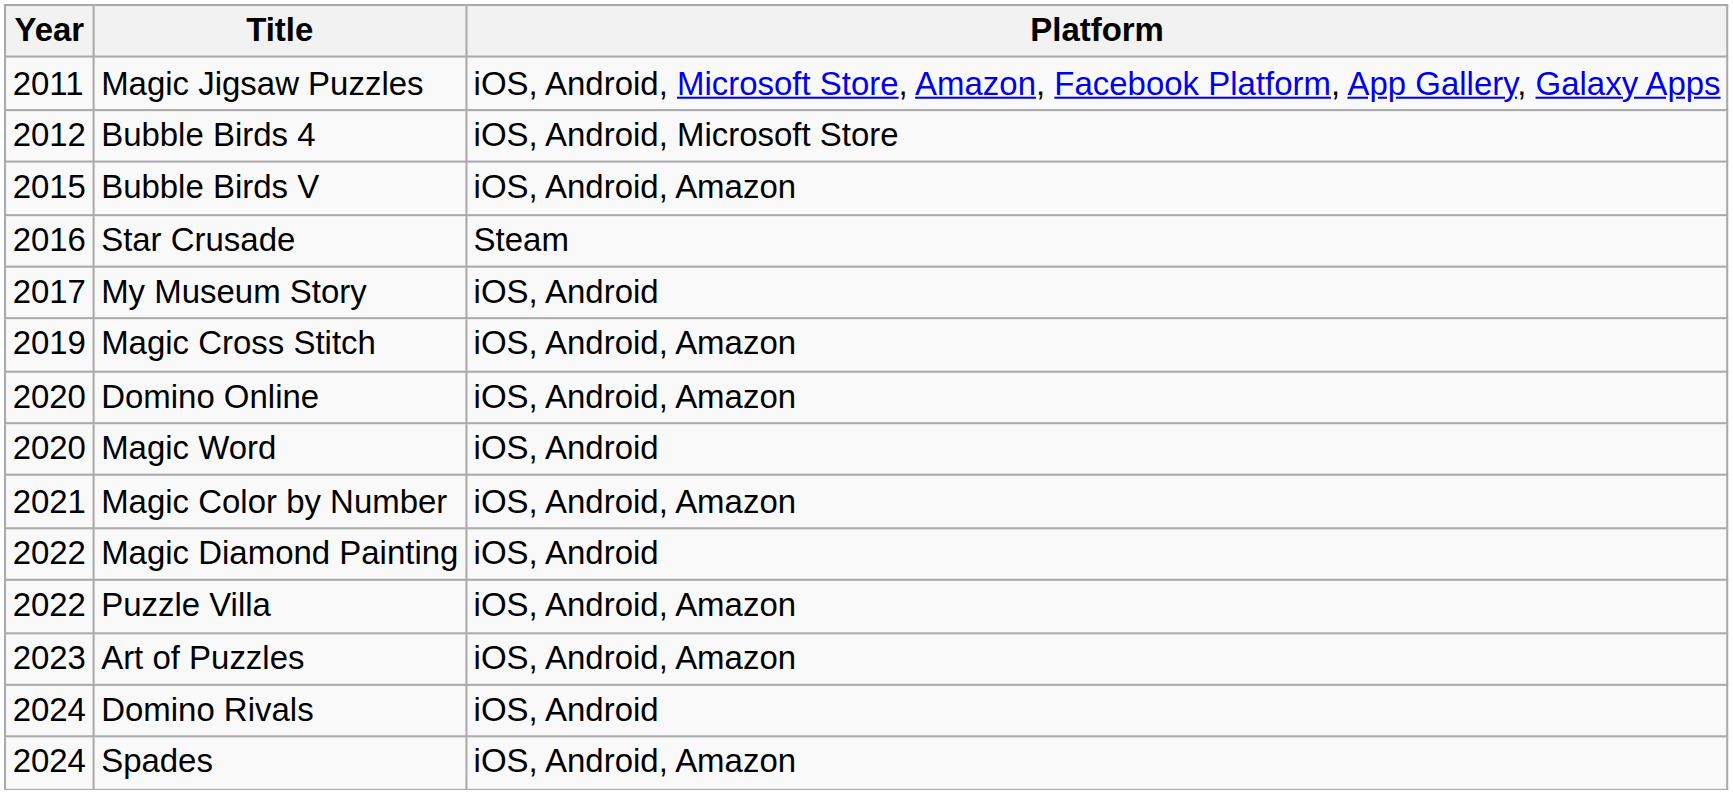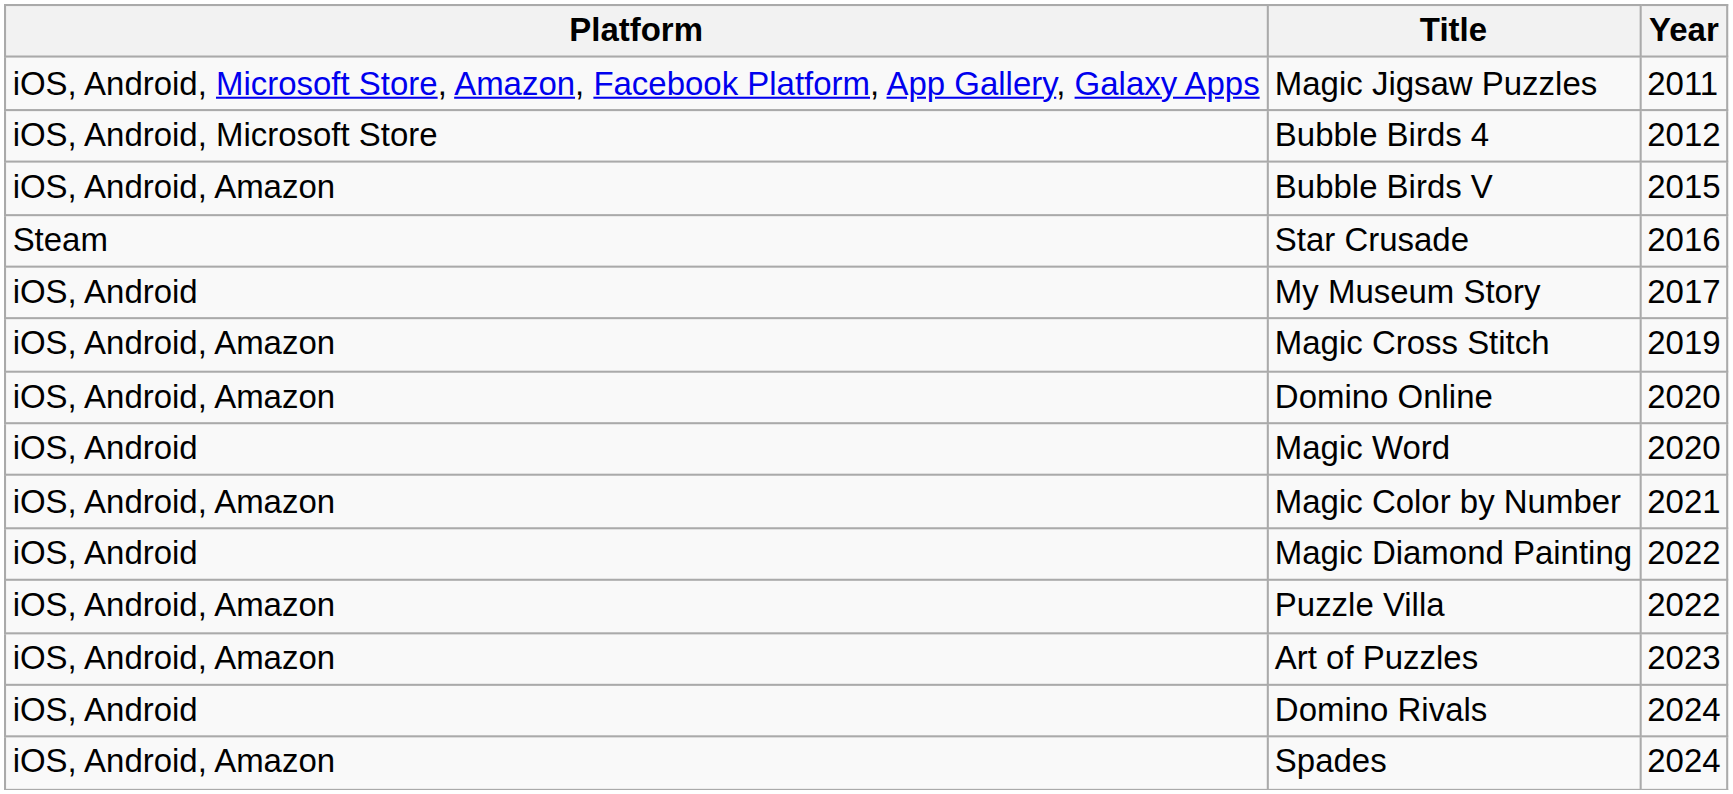columns swapped: (49, 30) <-> (1097, 30)
